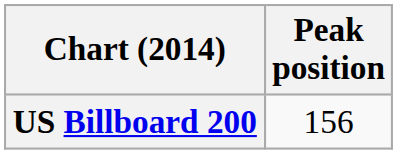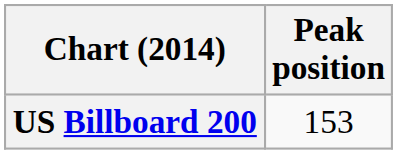(329, 121) 156 -> (329, 121) 153
